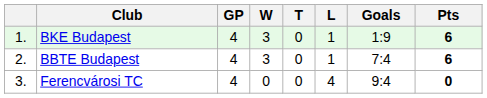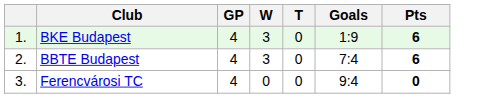- column: (331, 15)
